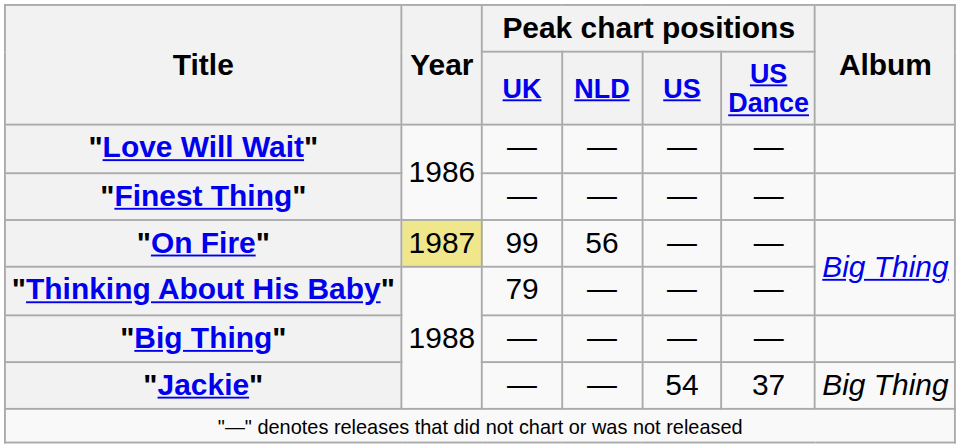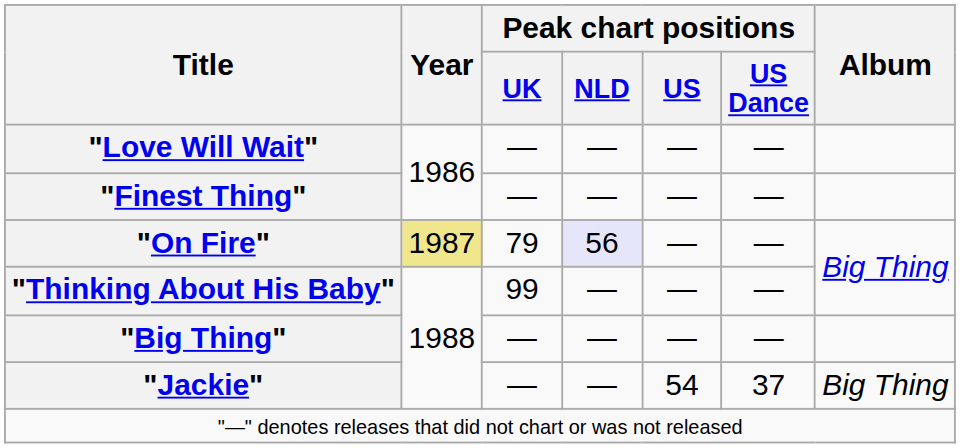(522, 243) 99 -> (522, 243) 79
(602, 243) no background -> (602, 243) lavender background
(522, 290) 79 -> (522, 290) 99
